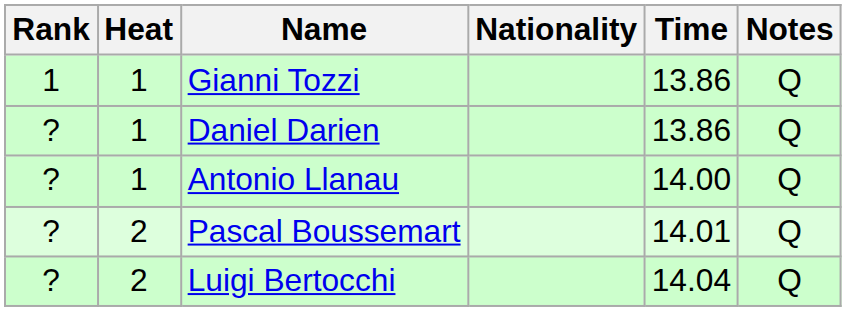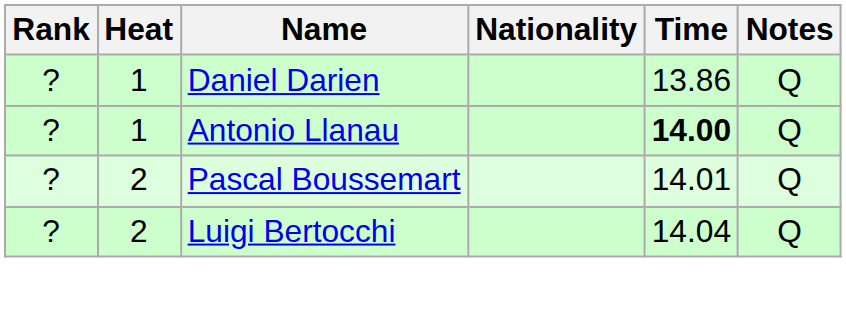- row: (274, 79)
(691, 180) normal -> (691, 130) bold
